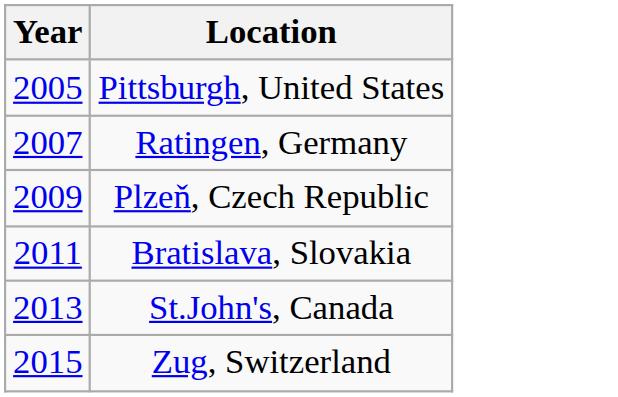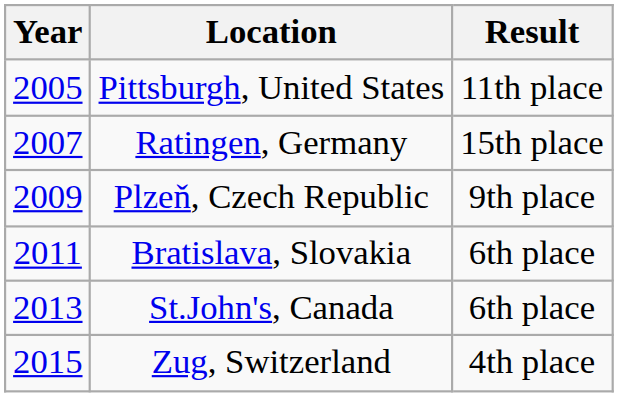+ column: (532, 32)
